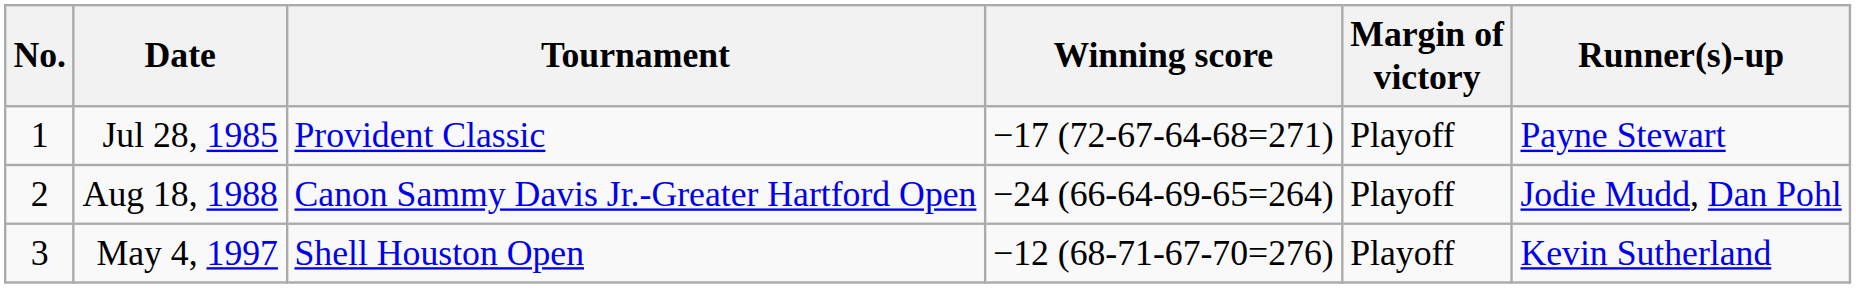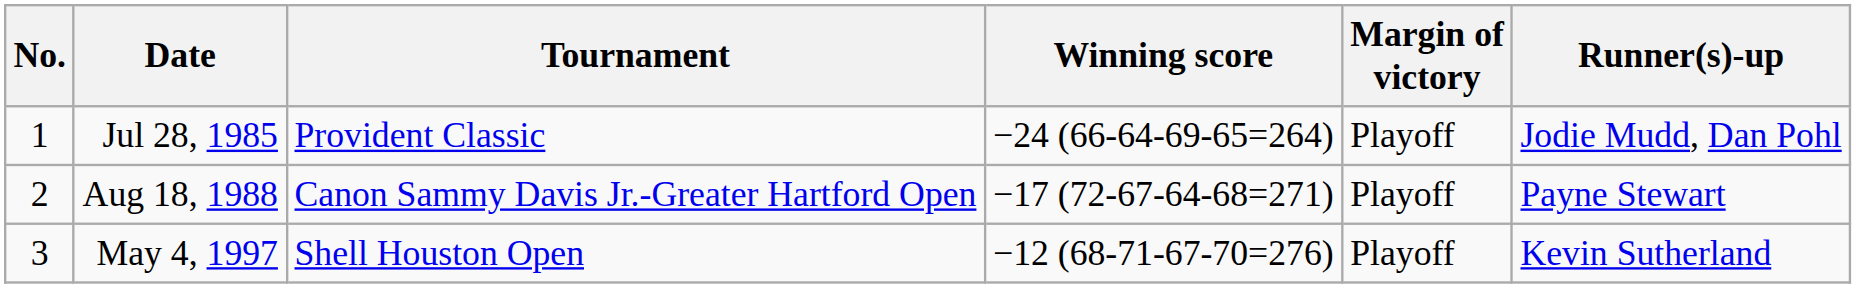(1163, 135) −17 (72-67-64-68=271) -> (1163, 135) −24 (66-64-69-65=264)
(1623, 135) Payne Stewart -> (1681, 135) Jodie Mudd, Dan Pohl
(1163, 194) −24 (66-64-69-65=264) -> (1163, 194) −17 (72-67-64-68=271)
(1681, 194) Jodie Mudd, Dan Pohl -> (1623, 194) Payne Stewart
